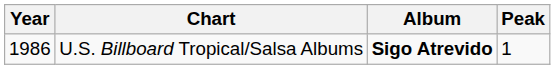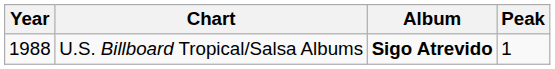(30, 49) 1986 -> (30, 49) 1988
